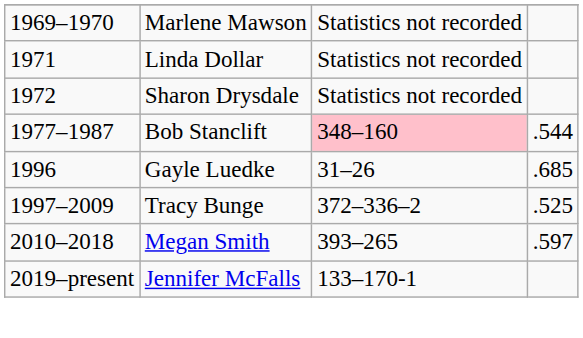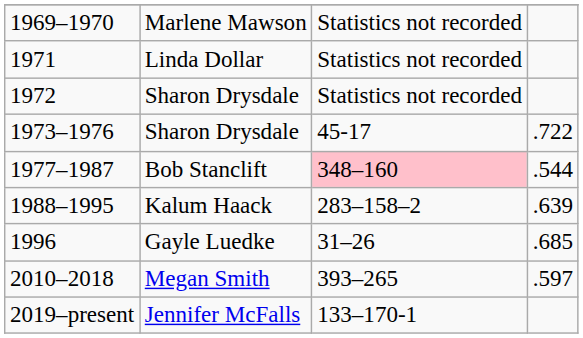+ row: (62, 132)
+ row: (62, 205)
- row: (62, 205)
